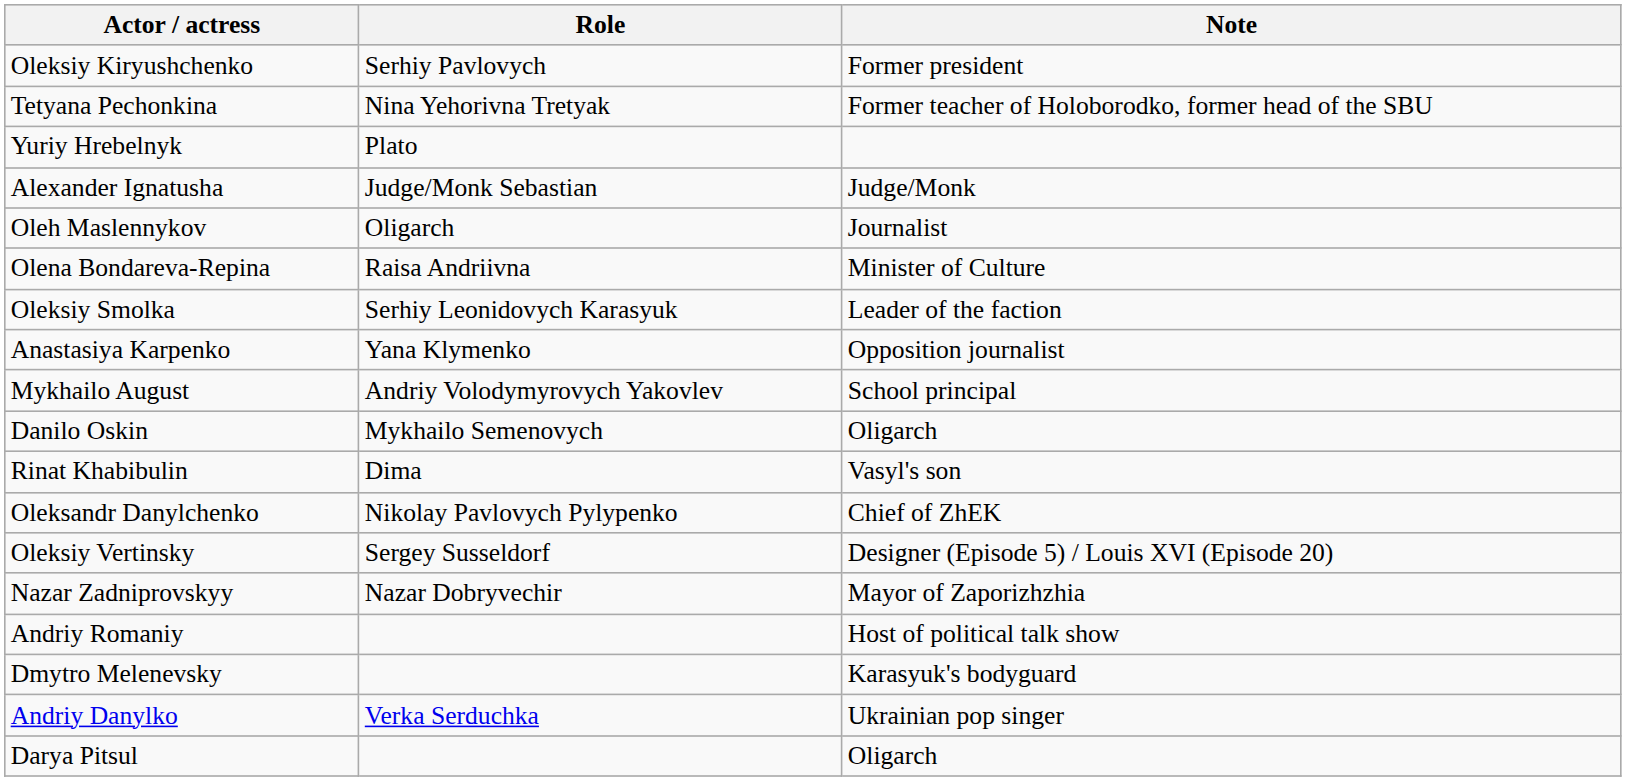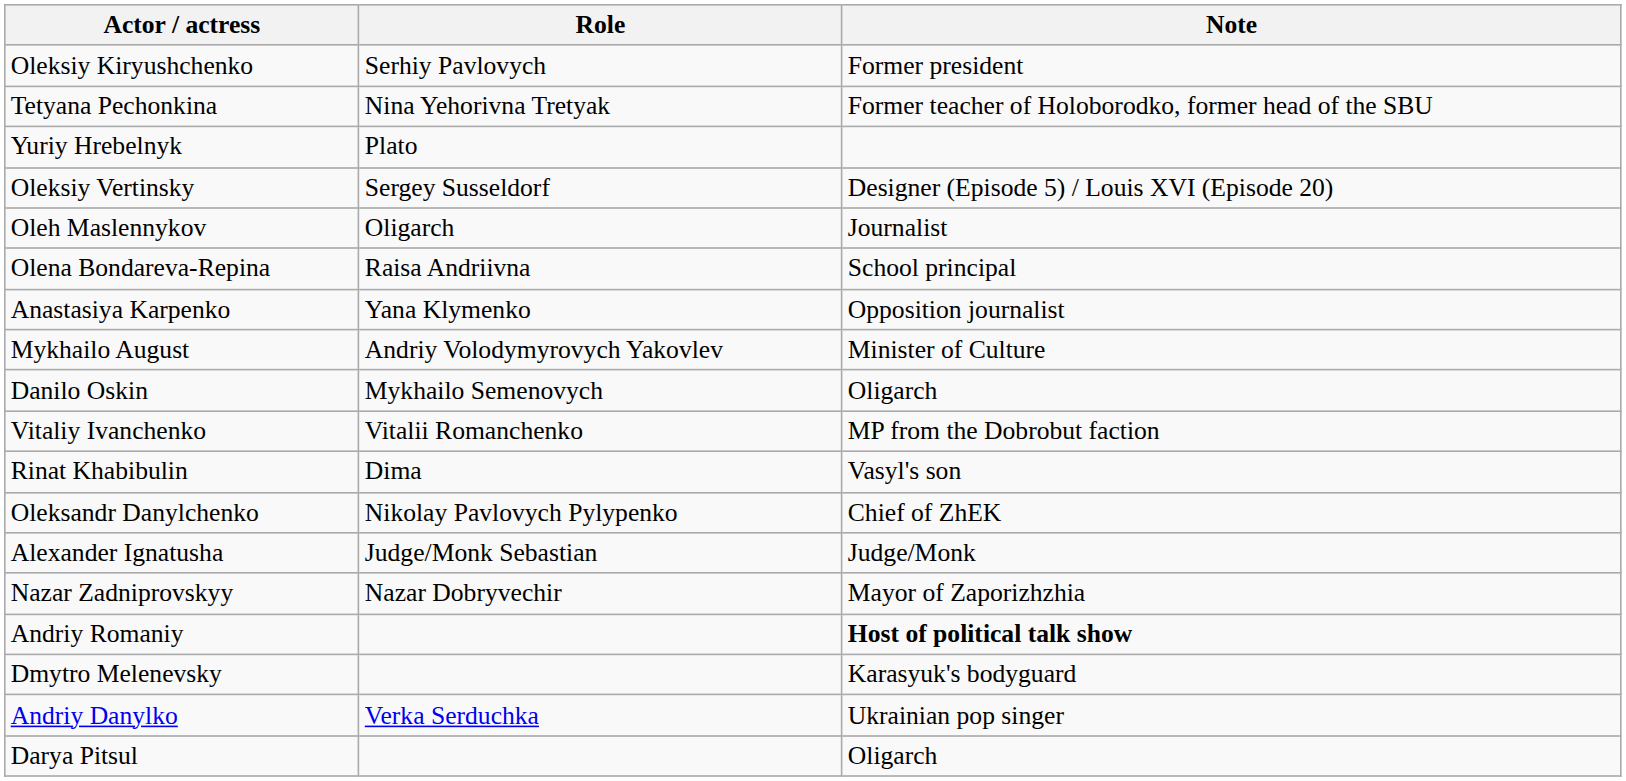rows swapped: (103, 552) <-> (117, 187)
(947, 268) Minister of Culture -> (932, 268) School principal
- row: (93, 308)
(932, 390) School principal -> (947, 349) Minister of Culture
+ row: (108, 430)
(984, 633) normal -> (990, 633) bold
